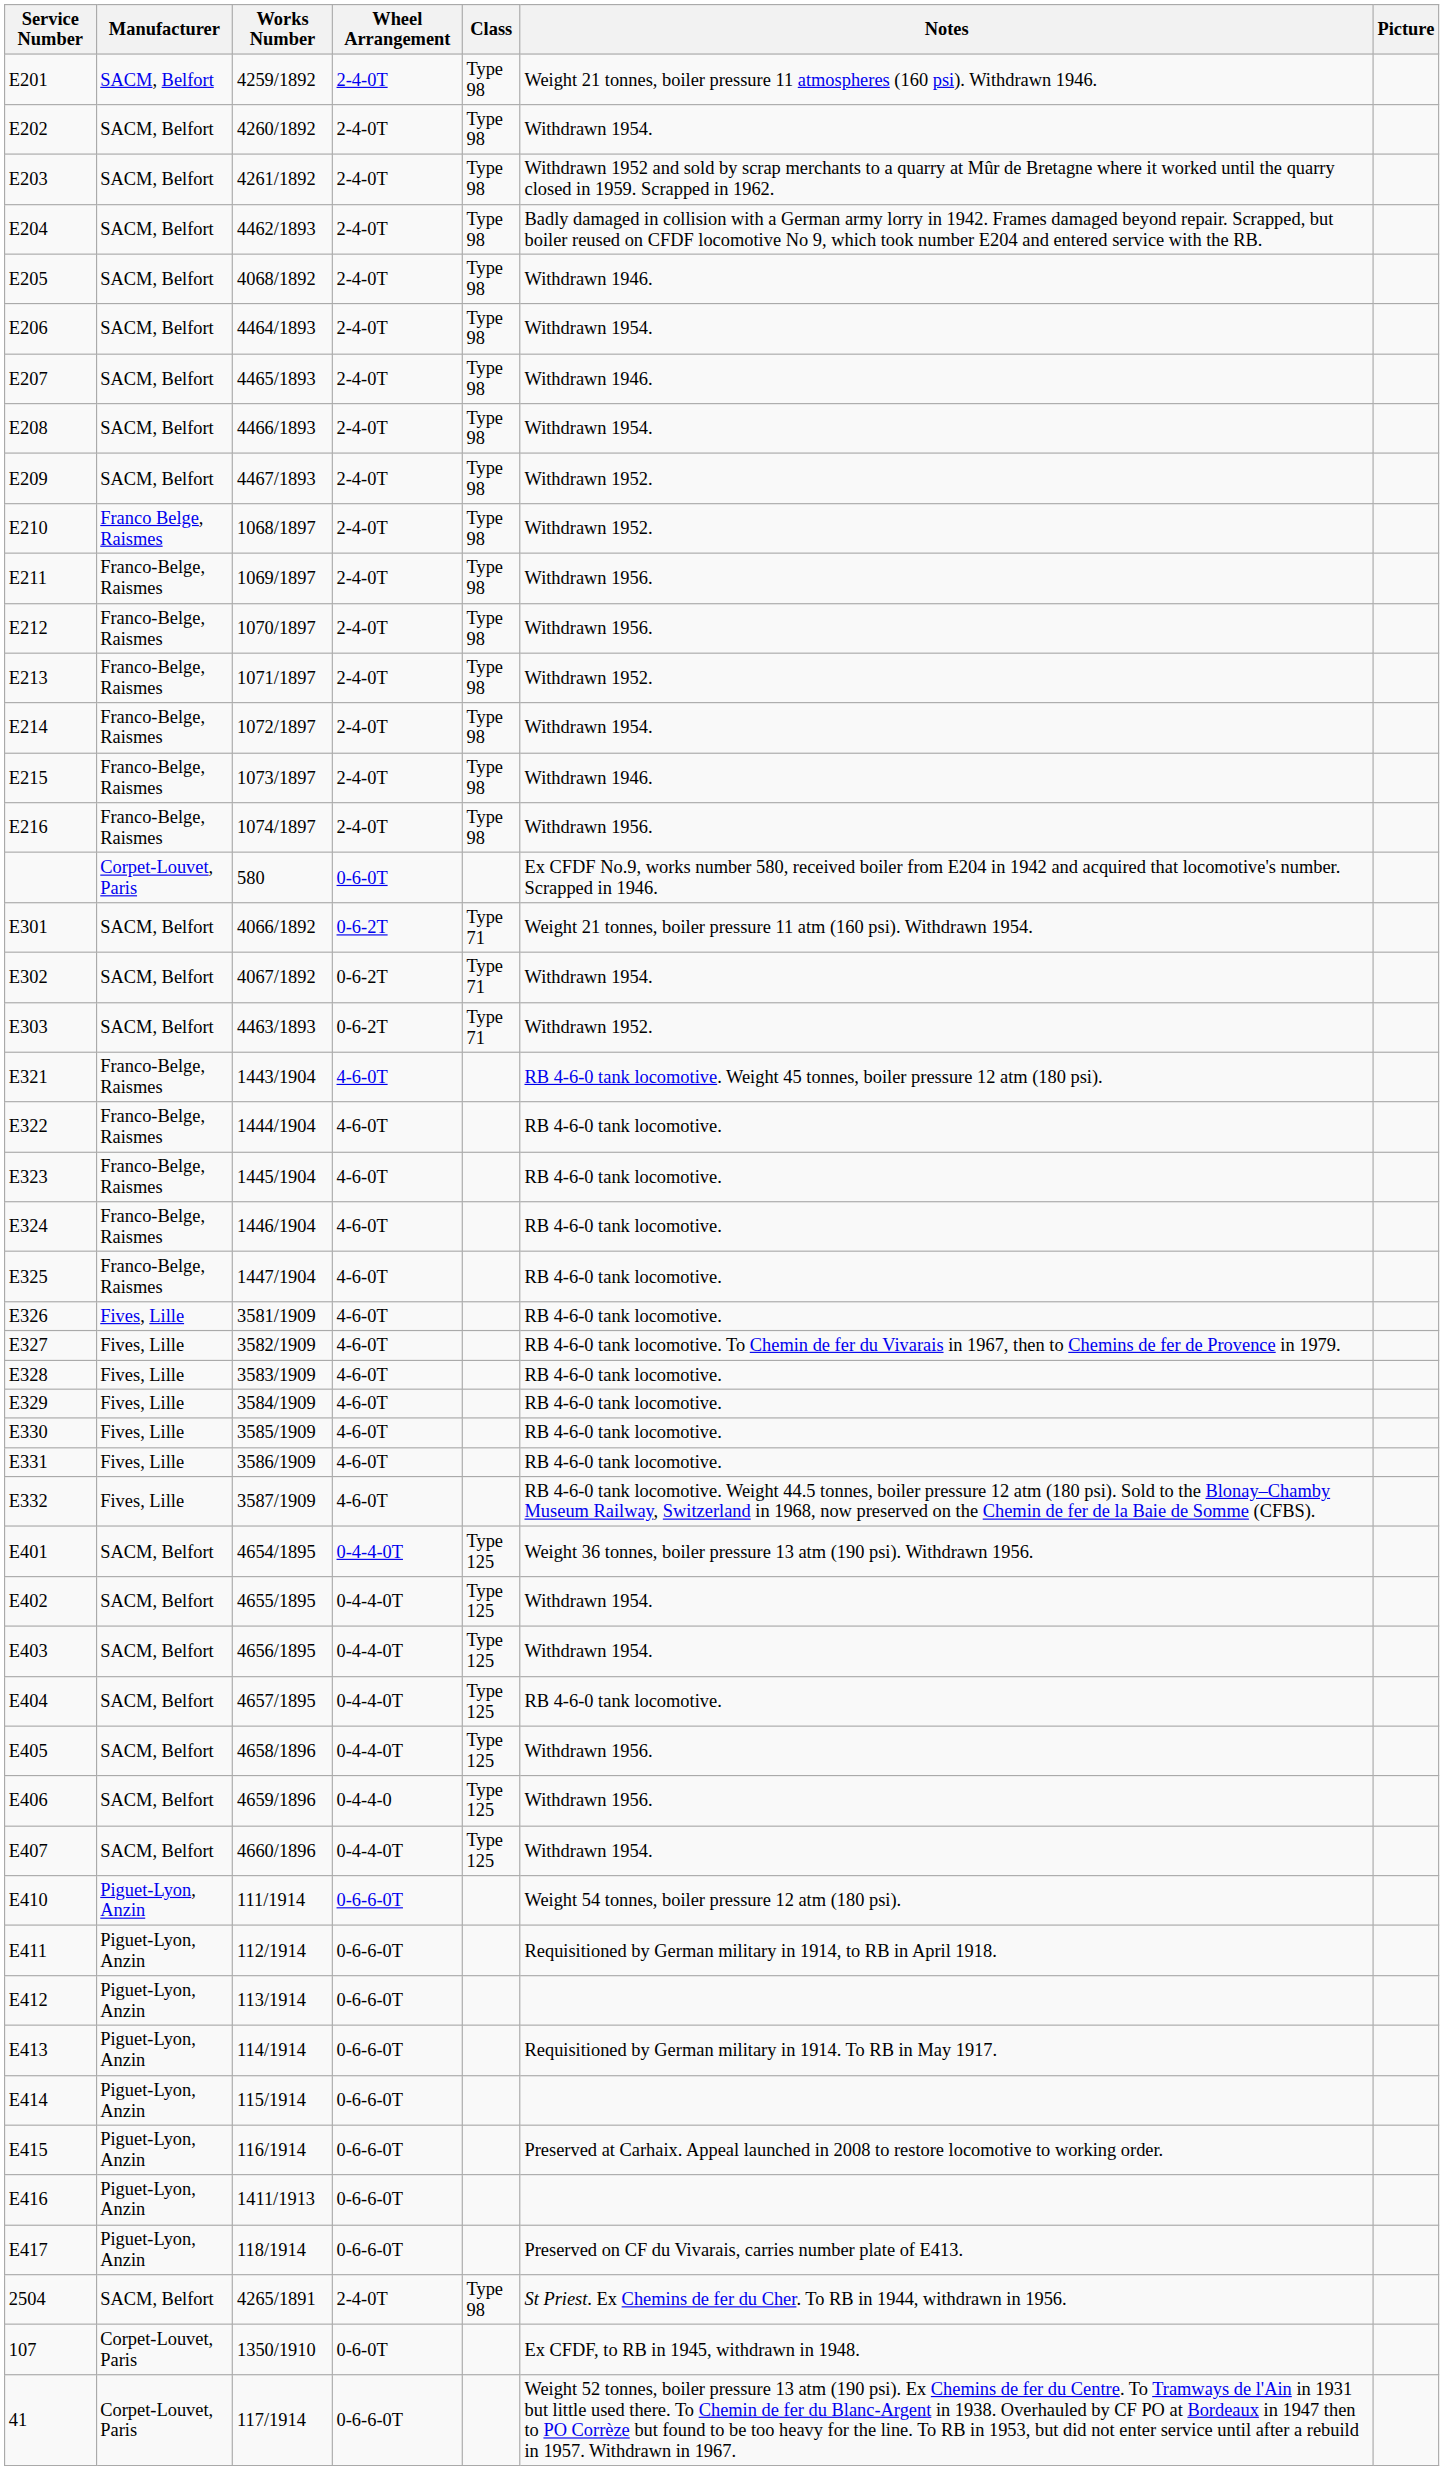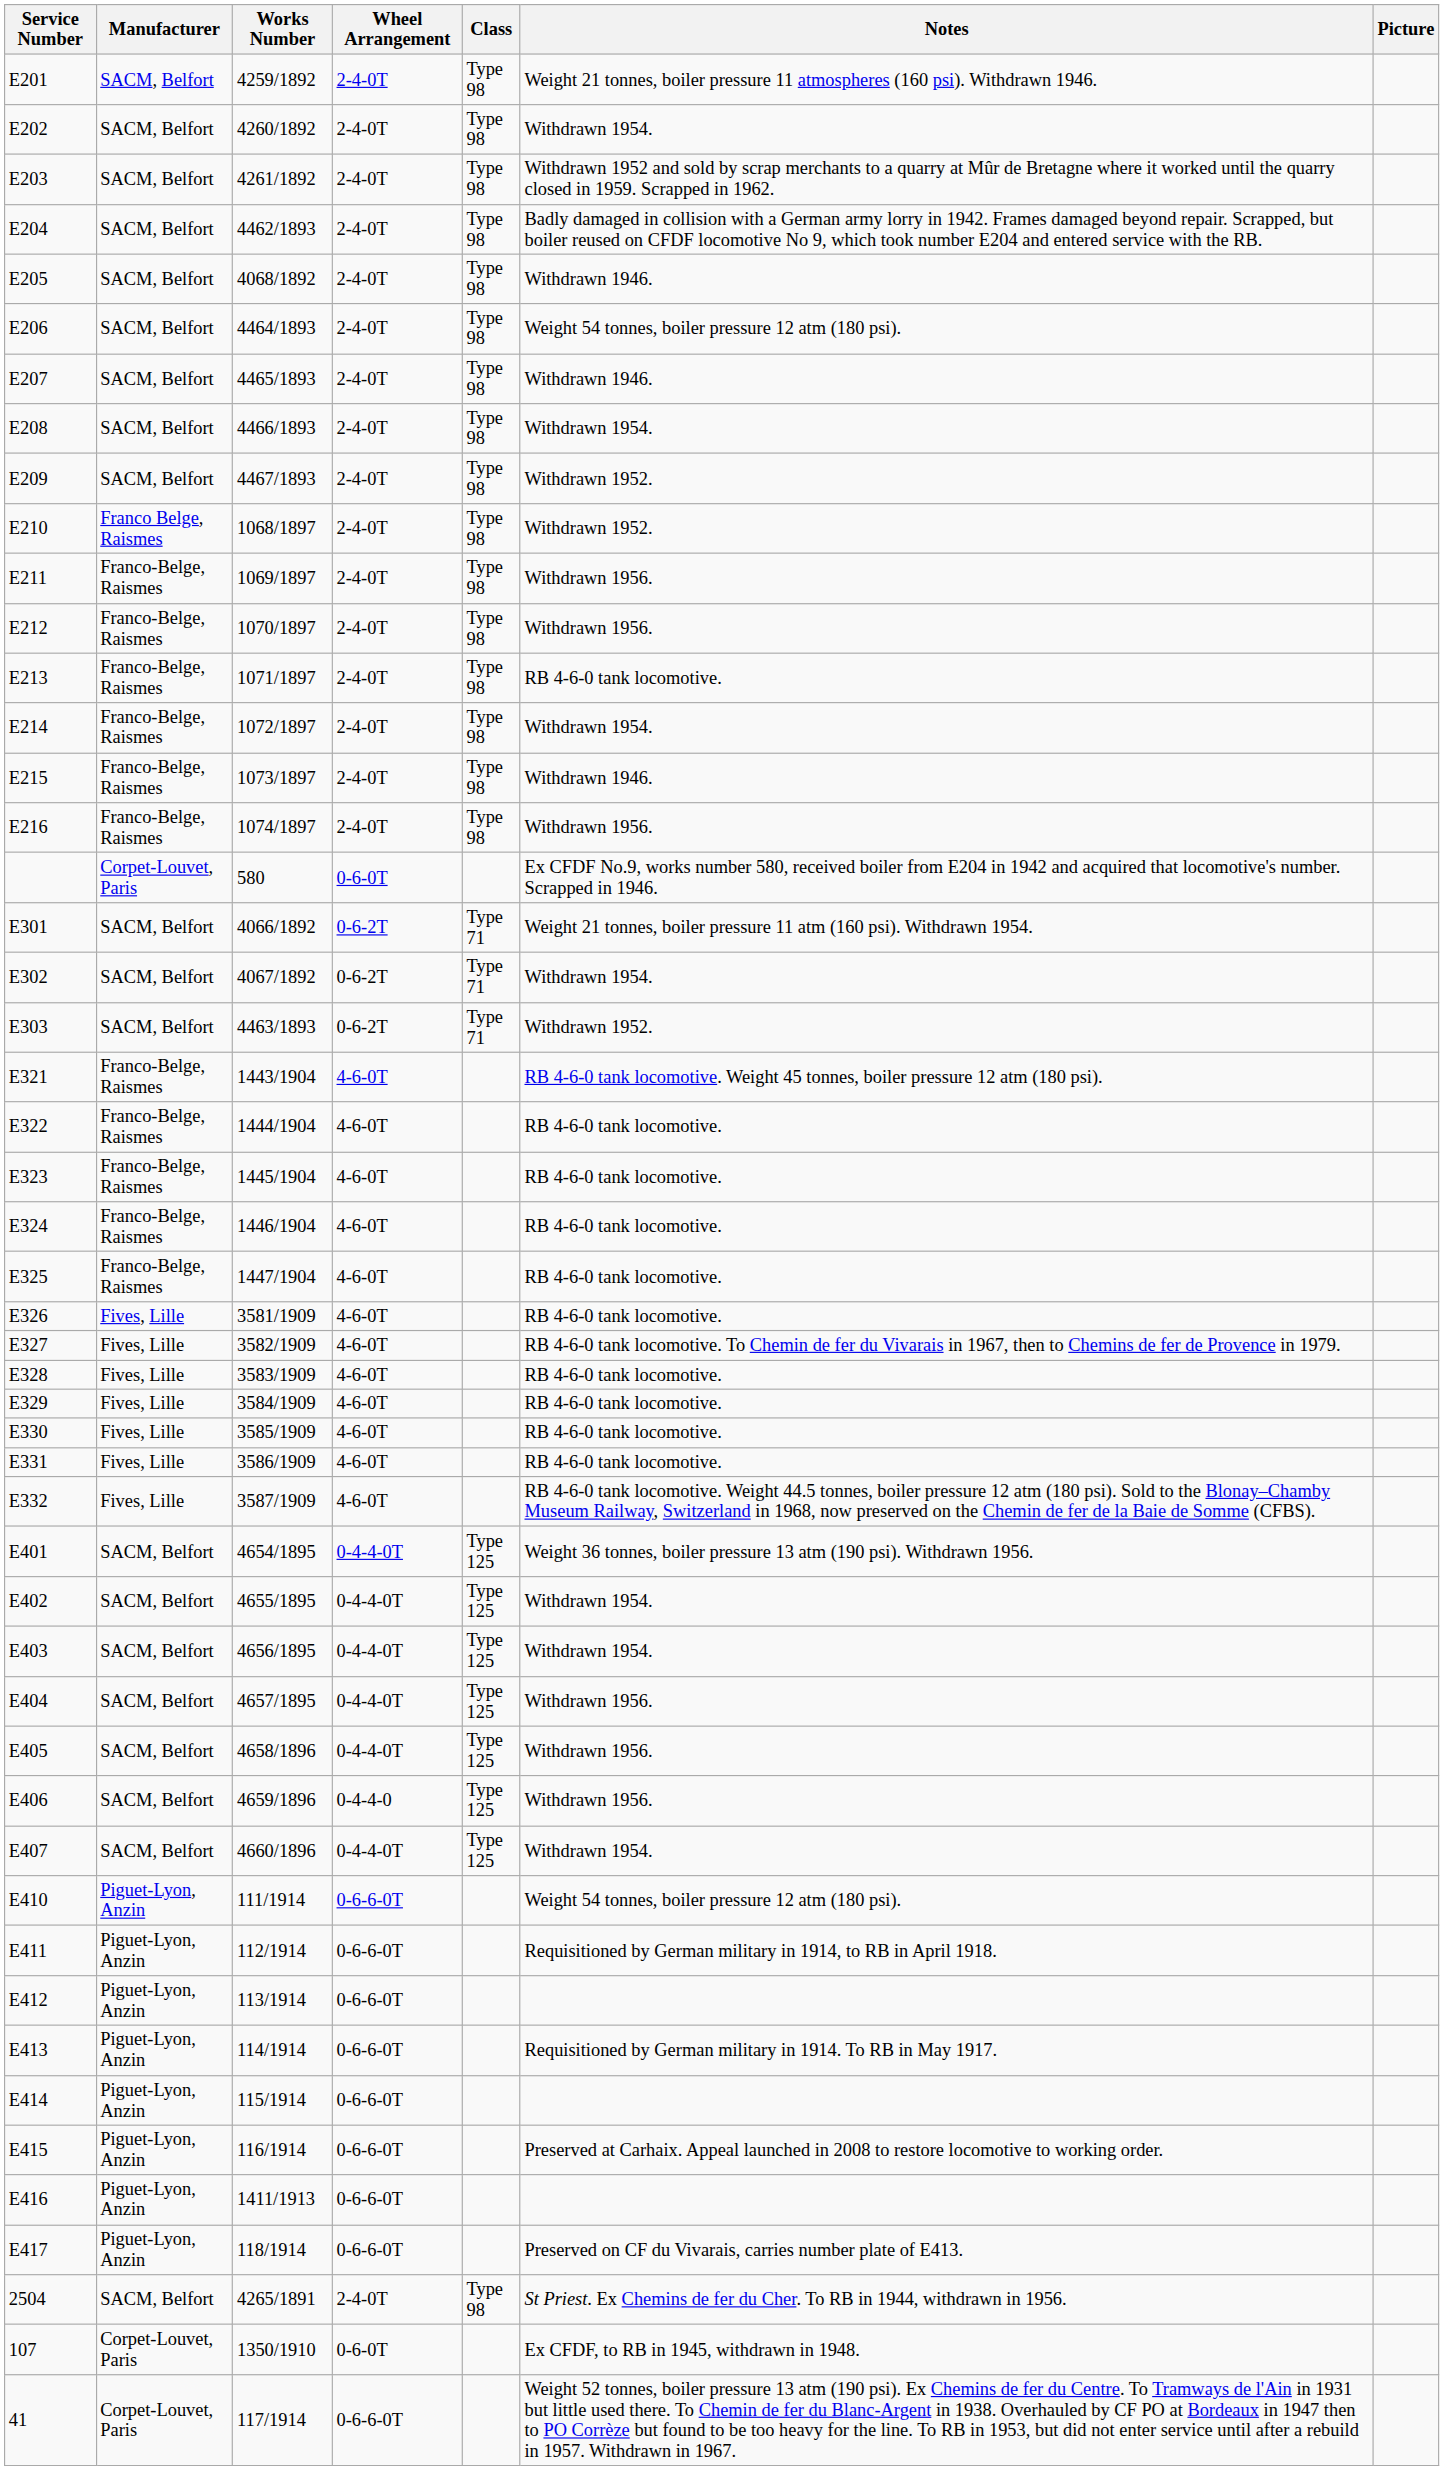(589, 328) Withdrawn 1954. -> (713, 328) Weight 54 tonnes, boiler pressure 12 atm (180 psi).
(589, 677) Withdrawn 1952. -> (623, 677) RB 4-6-0 tank locomotive.
(623, 1700) RB 4-6-0 tank locomotive. -> (589, 1700) Withdrawn 1956.
